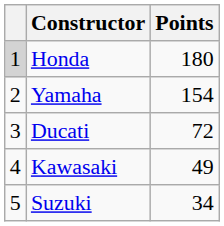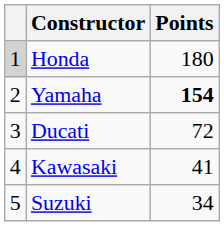(197, 94) normal -> (197, 94) bold
(203, 167) 49 -> (203, 167) 41
